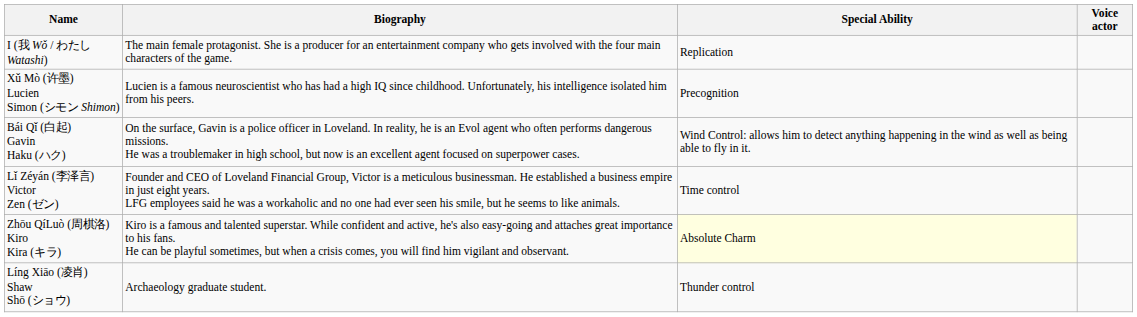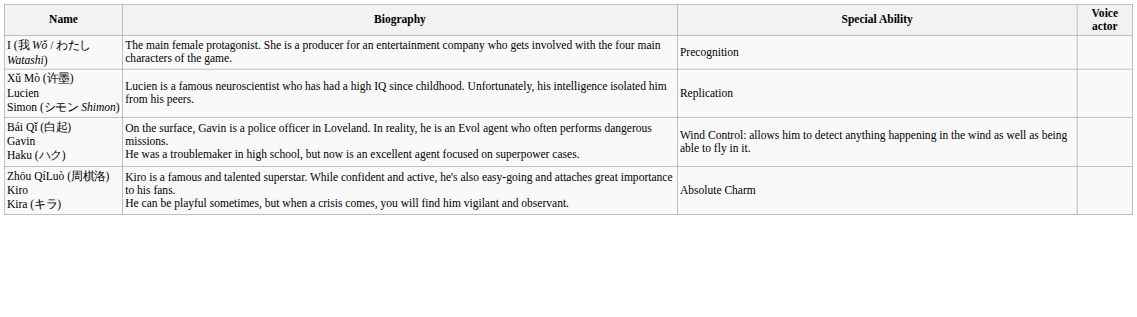(706, 52) Replication -> (709, 52) Precognition
(709, 93) Precognition -> (706, 93) Replication
- row: (51, 190)
(718, 238) lightyellow background -> (718, 190) no background
- row: (47, 287)
